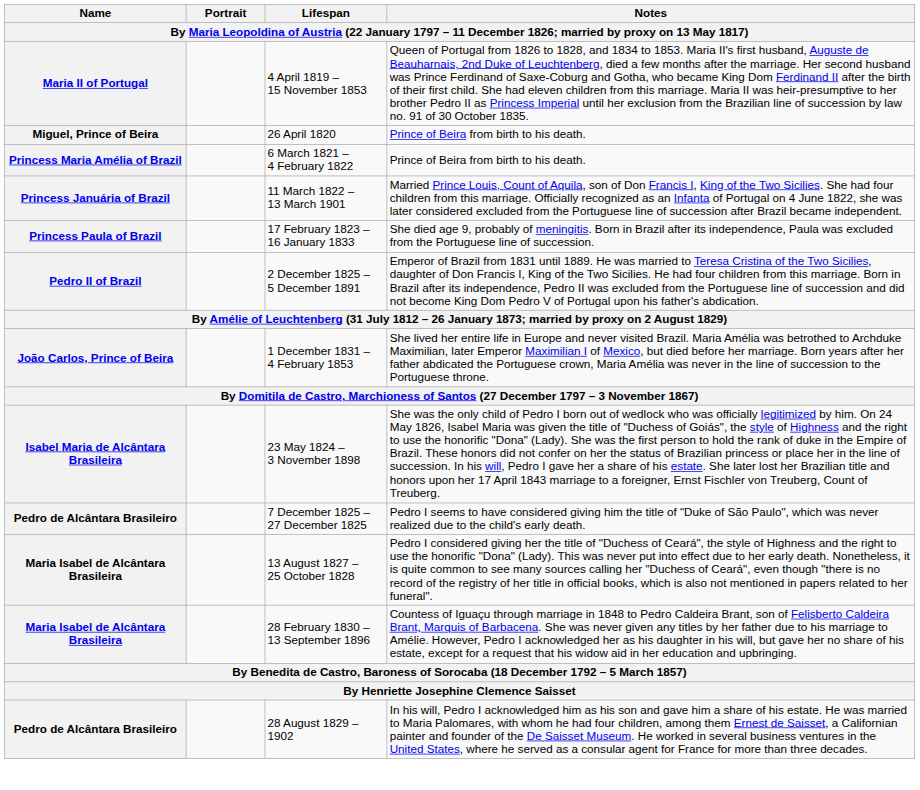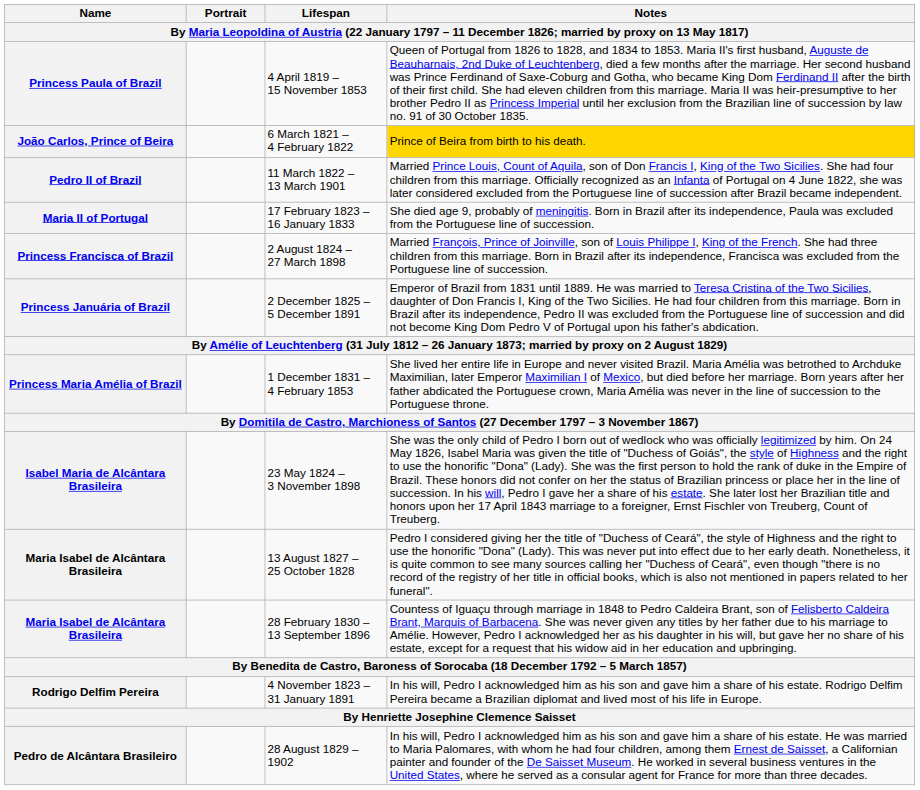(95, 83) Maria II of Portugal -> (95, 83) Princess Paula of Brazil
- row: (302, 135)
(95, 160) Princess Maria Amélia of Brazil -> (95, 141) João Carlos, Prince of Beira
(488, 160) no background -> (488, 141) gold background
(95, 198) Princess Januária of Brazil -> (95, 179) Pedro II of Brazil
(95, 236) Princess Paula of Brazil -> (95, 218) Maria II of Portugal
+ row: (310, 256)
(95, 281) Pedro II of Brazil -> (95, 307) Princess Januária of Brazil
(95, 357) João Carlos, Prince of Beira -> (95, 384) Princess Maria Amélia of Brazil
- row: (319, 518)
+ row: (319, 692)
